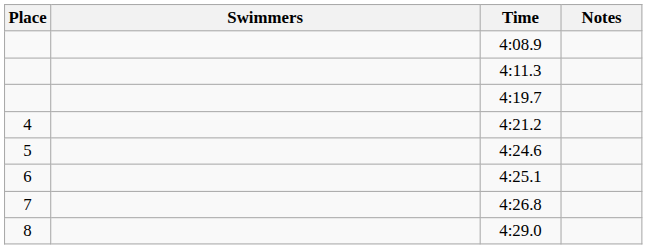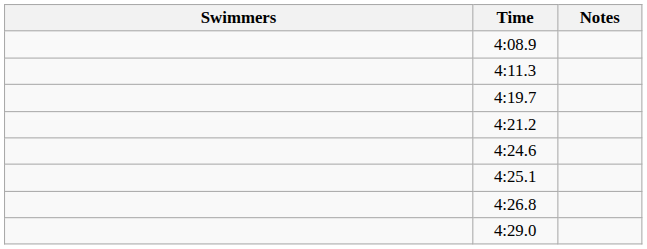- column: (28, 17)
